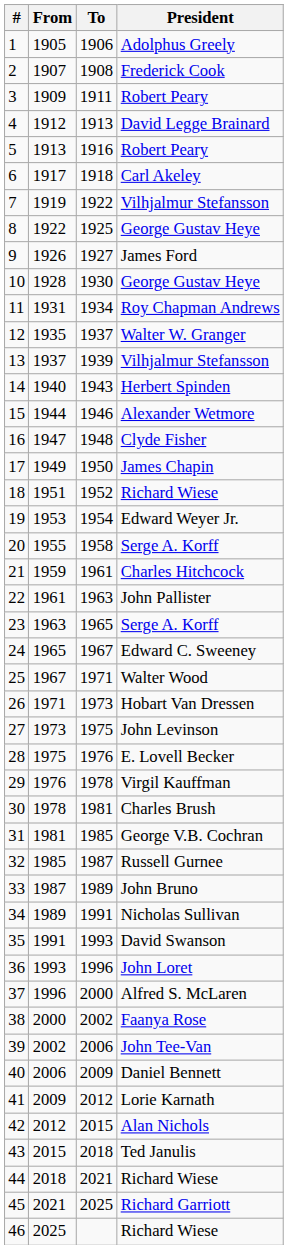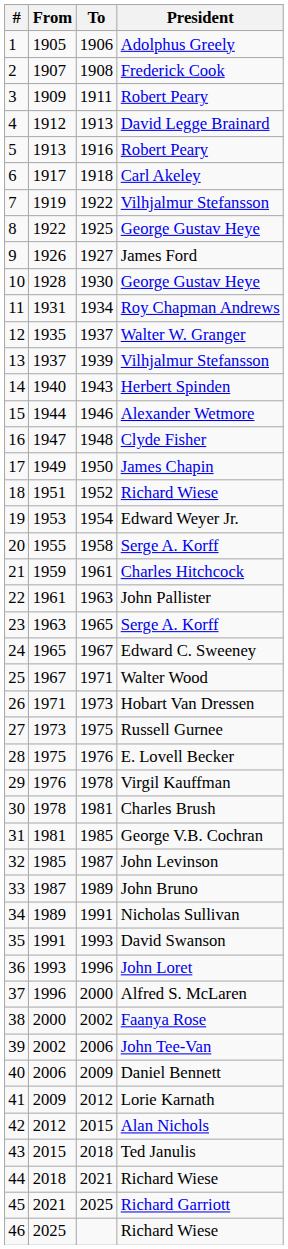(169, 730) John Levinson -> (172, 730) Russell Gurnee
(172, 862) Russell Gurnee -> (169, 862) John Levinson
